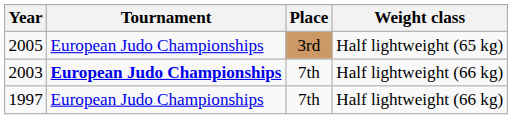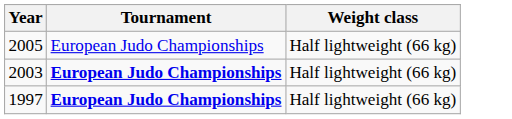- column: (309, 18)
(420, 45) Half lightweight (65 kg) -> (373, 45) Half lightweight (66 kg)
(157, 99) normal -> (166, 99) bold
